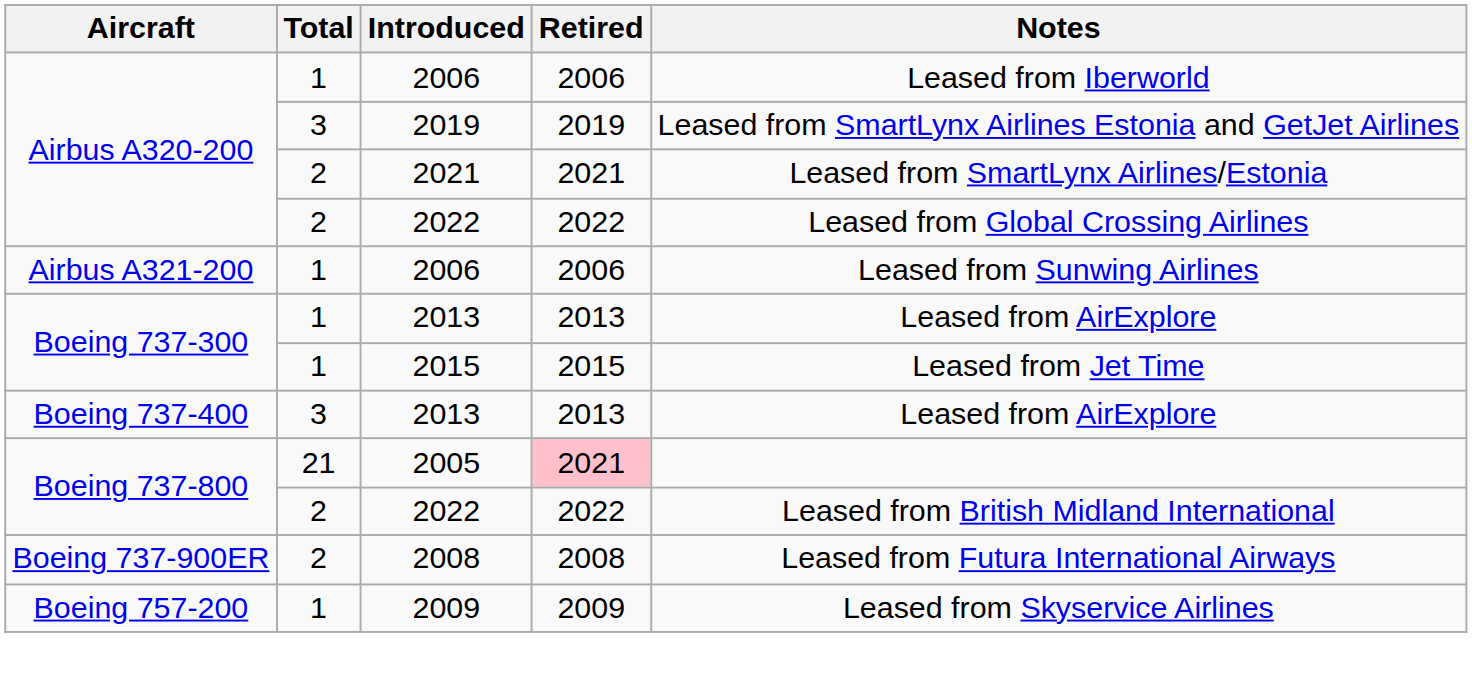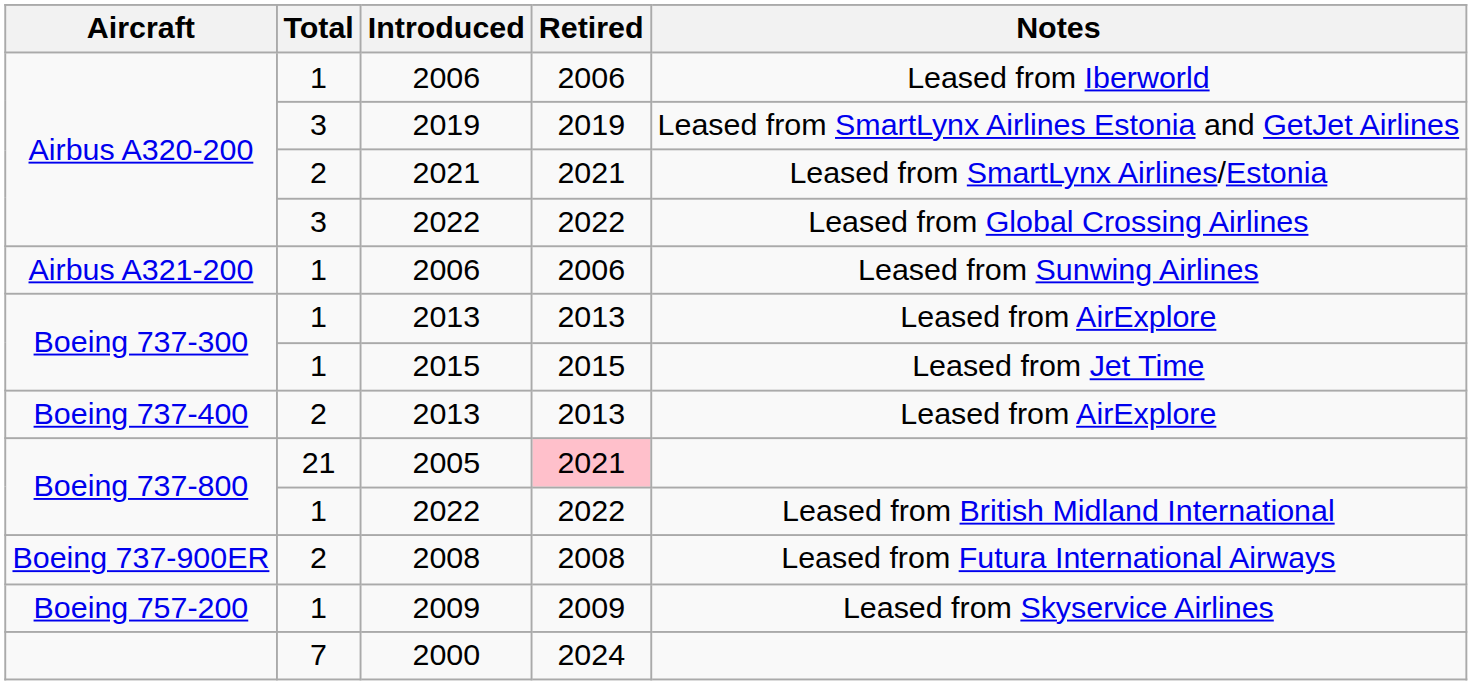(319, 221) 2 -> (319, 221) 3
(319, 414) 3 -> (319, 414) 2
(319, 510) 2 -> (319, 510) 1
+ row: (141, 656)
